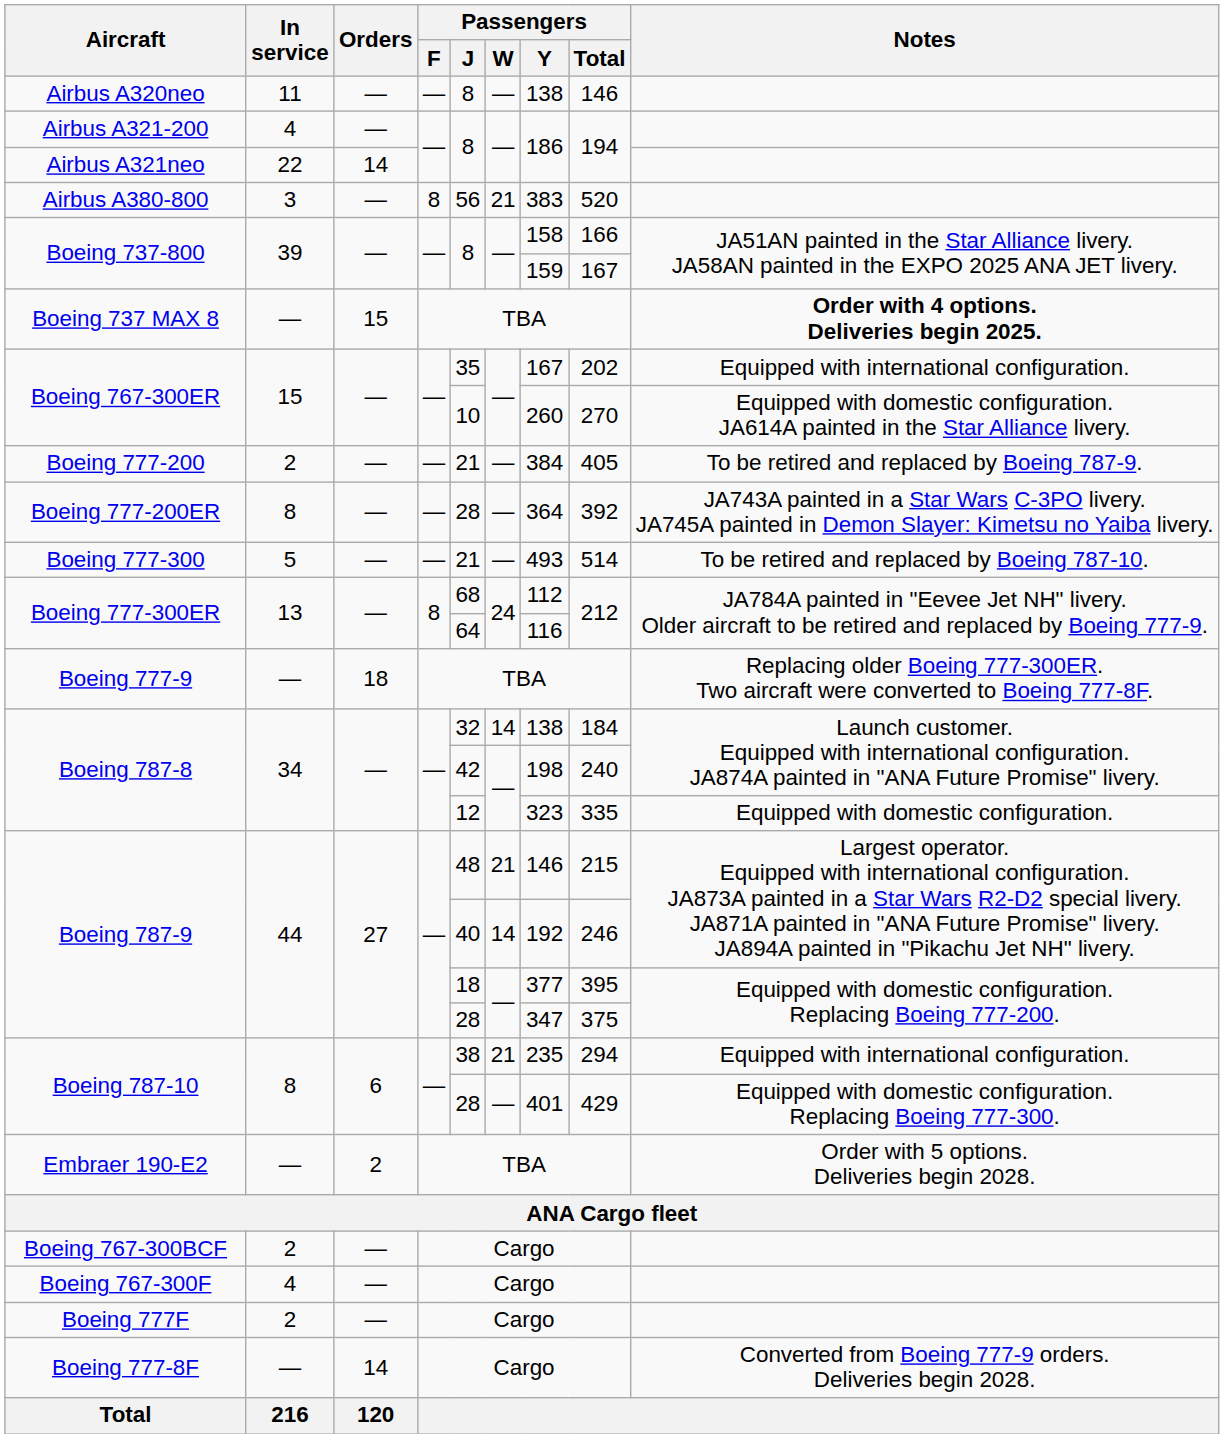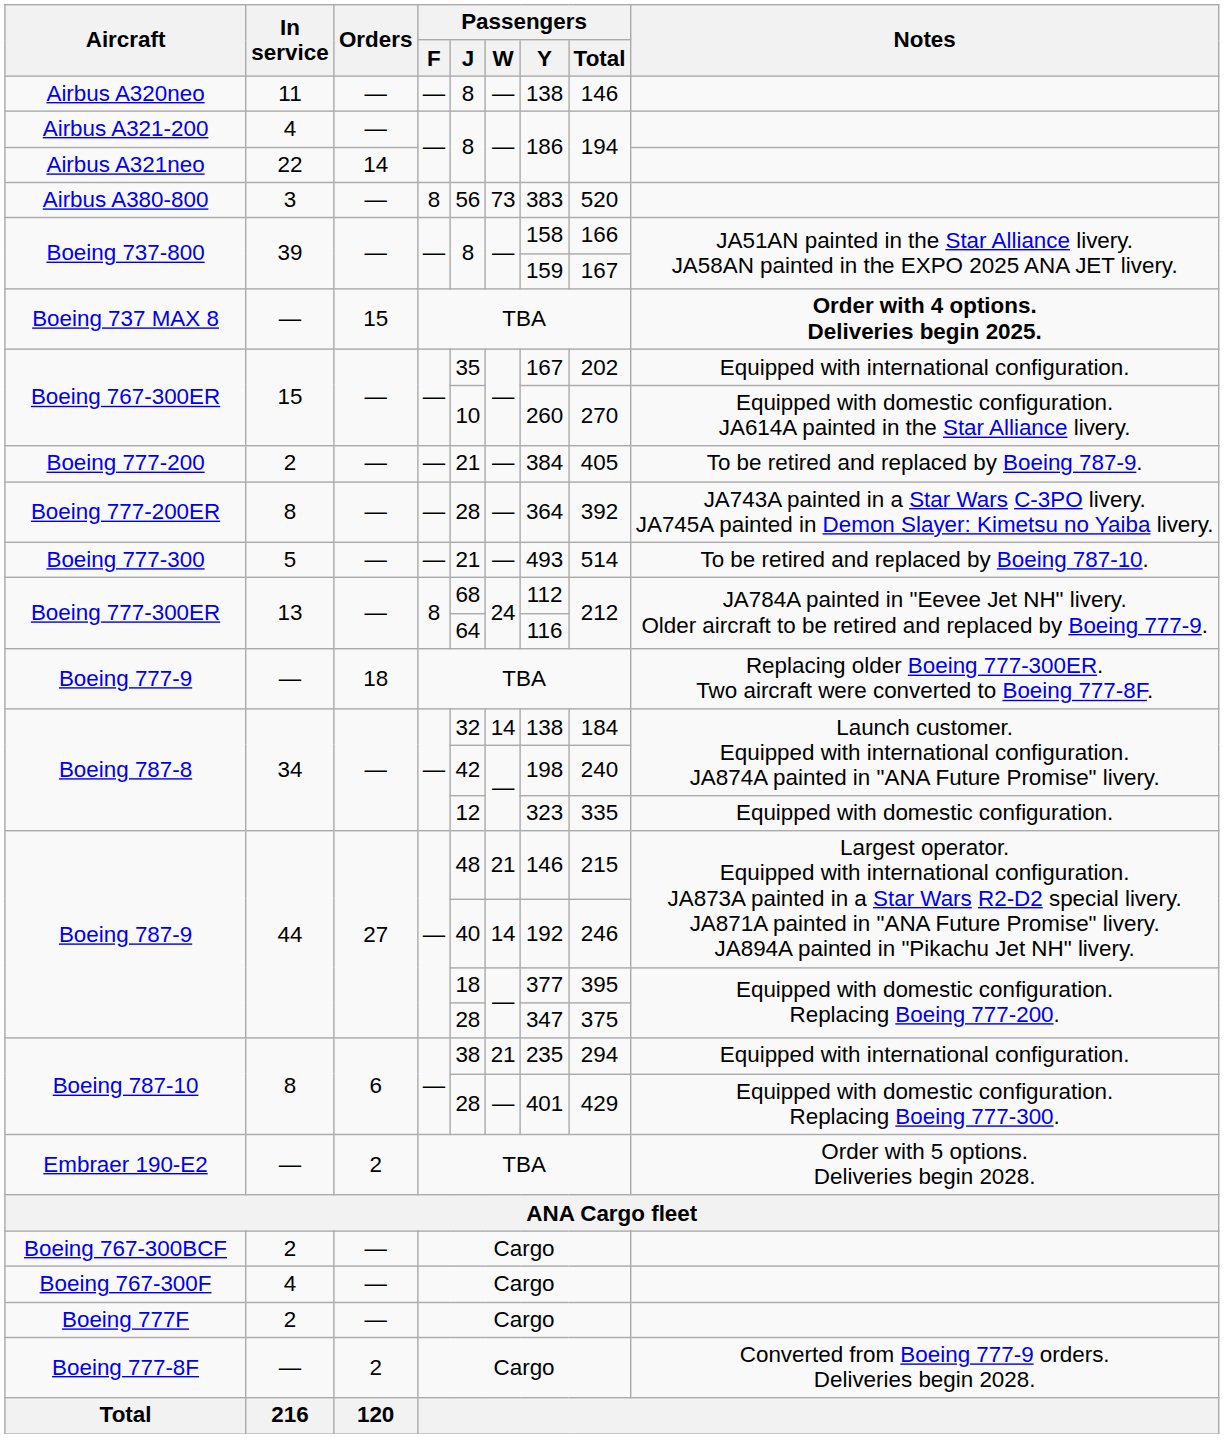(503, 199) 21 -> (503, 199) 73
(376, 1367) 14 -> (376, 1367) 2
